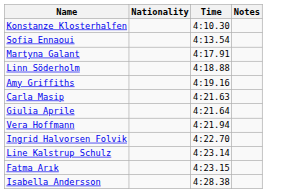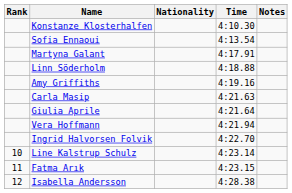+ column: (17, 11)
